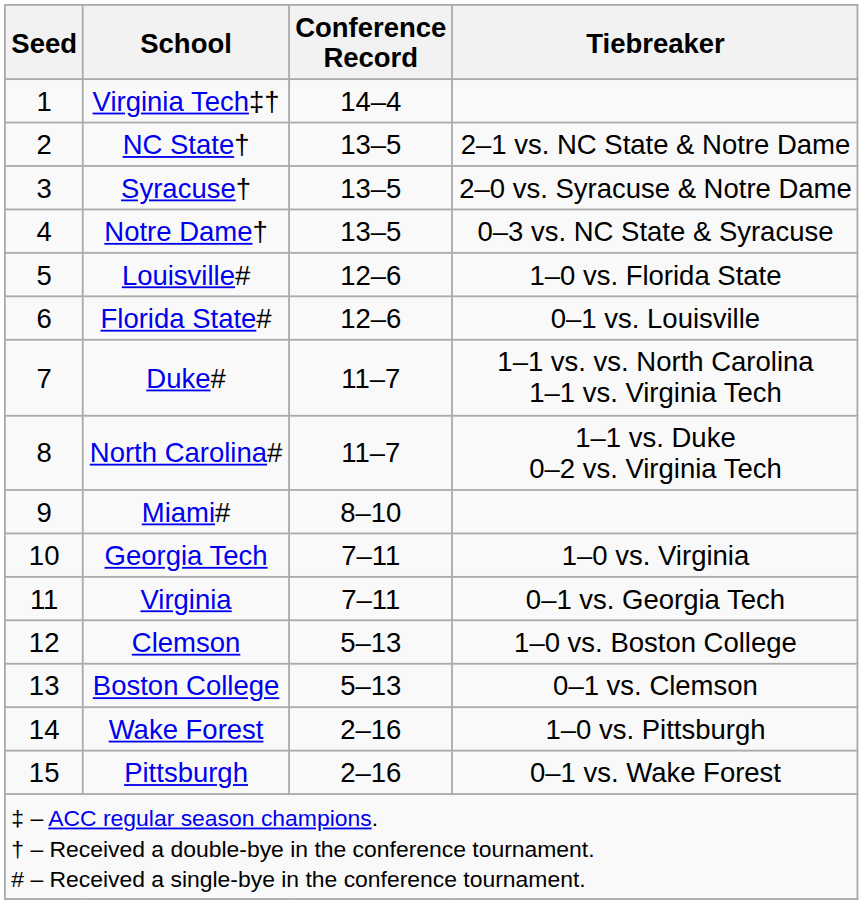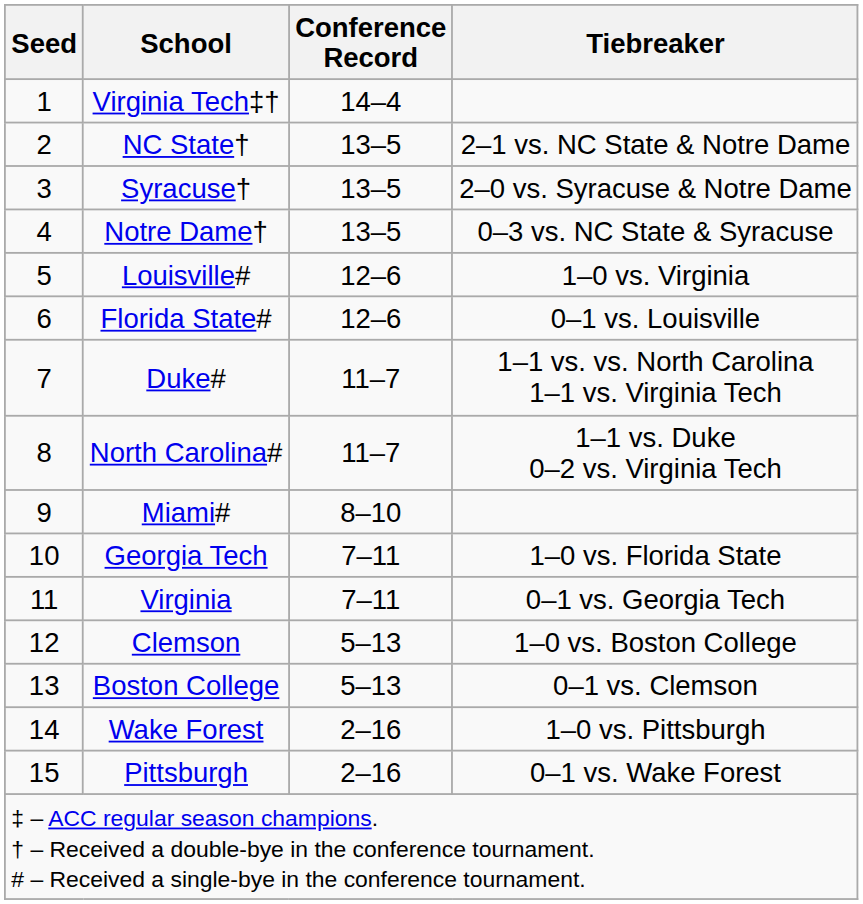(655, 275) 1–0 vs. Florida State -> (655, 275) 1–0 vs. Virginia
(655, 555) 1–0 vs. Virginia -> (655, 555) 1–0 vs. Florida State
